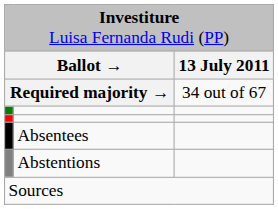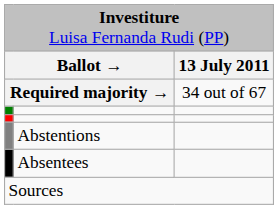rows swapped: (9, 163) <-> (9, 136)
